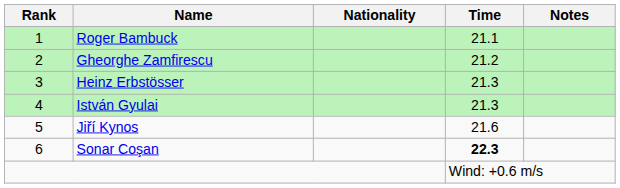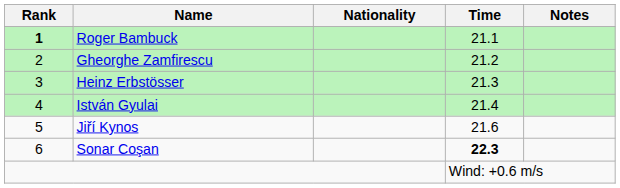(39, 37) normal -> (39, 37) bold
(485, 104) 21.3 -> (485, 104) 21.4
